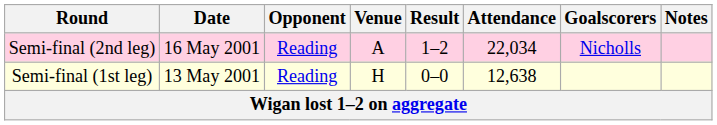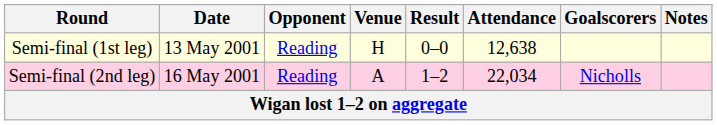rows swapped: (82, 76) <-> (82, 47)
